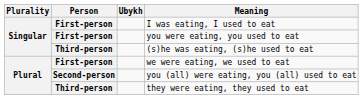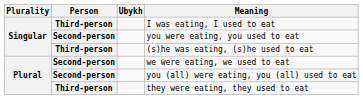(84, 24) First-person -> (84, 24) Third-person
(84, 37) First-person -> (84, 37) Second-person
(84, 62) First-person -> (84, 62) Second-person
